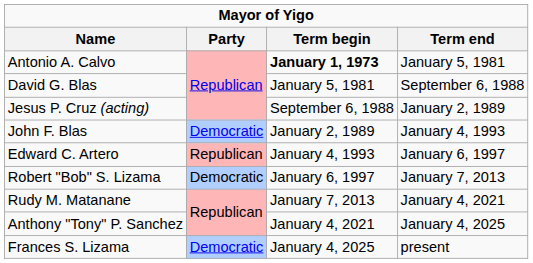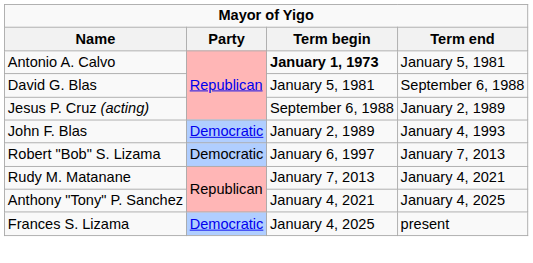- row: (63, 154)
